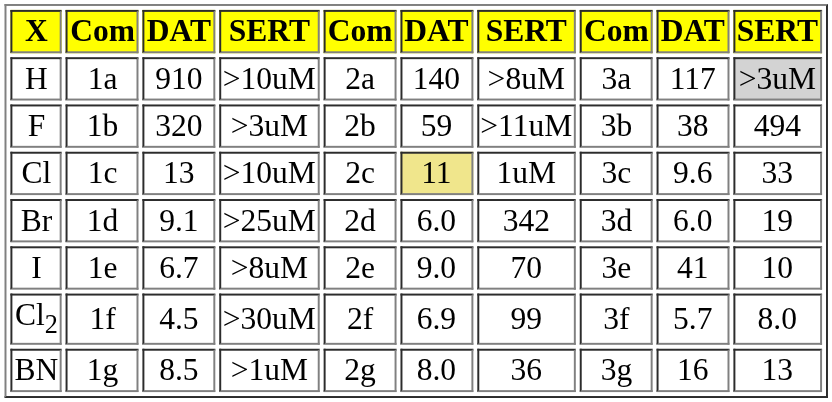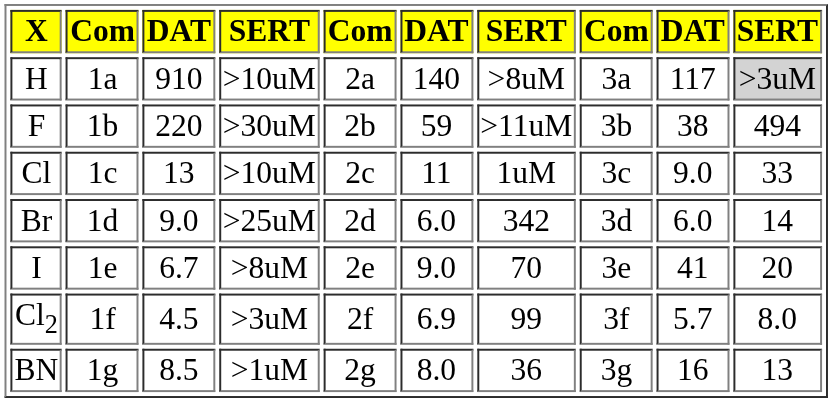(179, 125) 320 -> (179, 125) 220
(269, 125) >3uM -> (269, 125) >30uM
(436, 172) khaki background -> (436, 172) no background
(693, 172) 9.6 -> (693, 172) 9.0
(179, 220) 9.1 -> (179, 220) 9.0
(777, 220) 19 -> (777, 220) 14
(777, 267) 10 -> (777, 267) 20
(269, 318) >30uM -> (269, 318) >3uM
